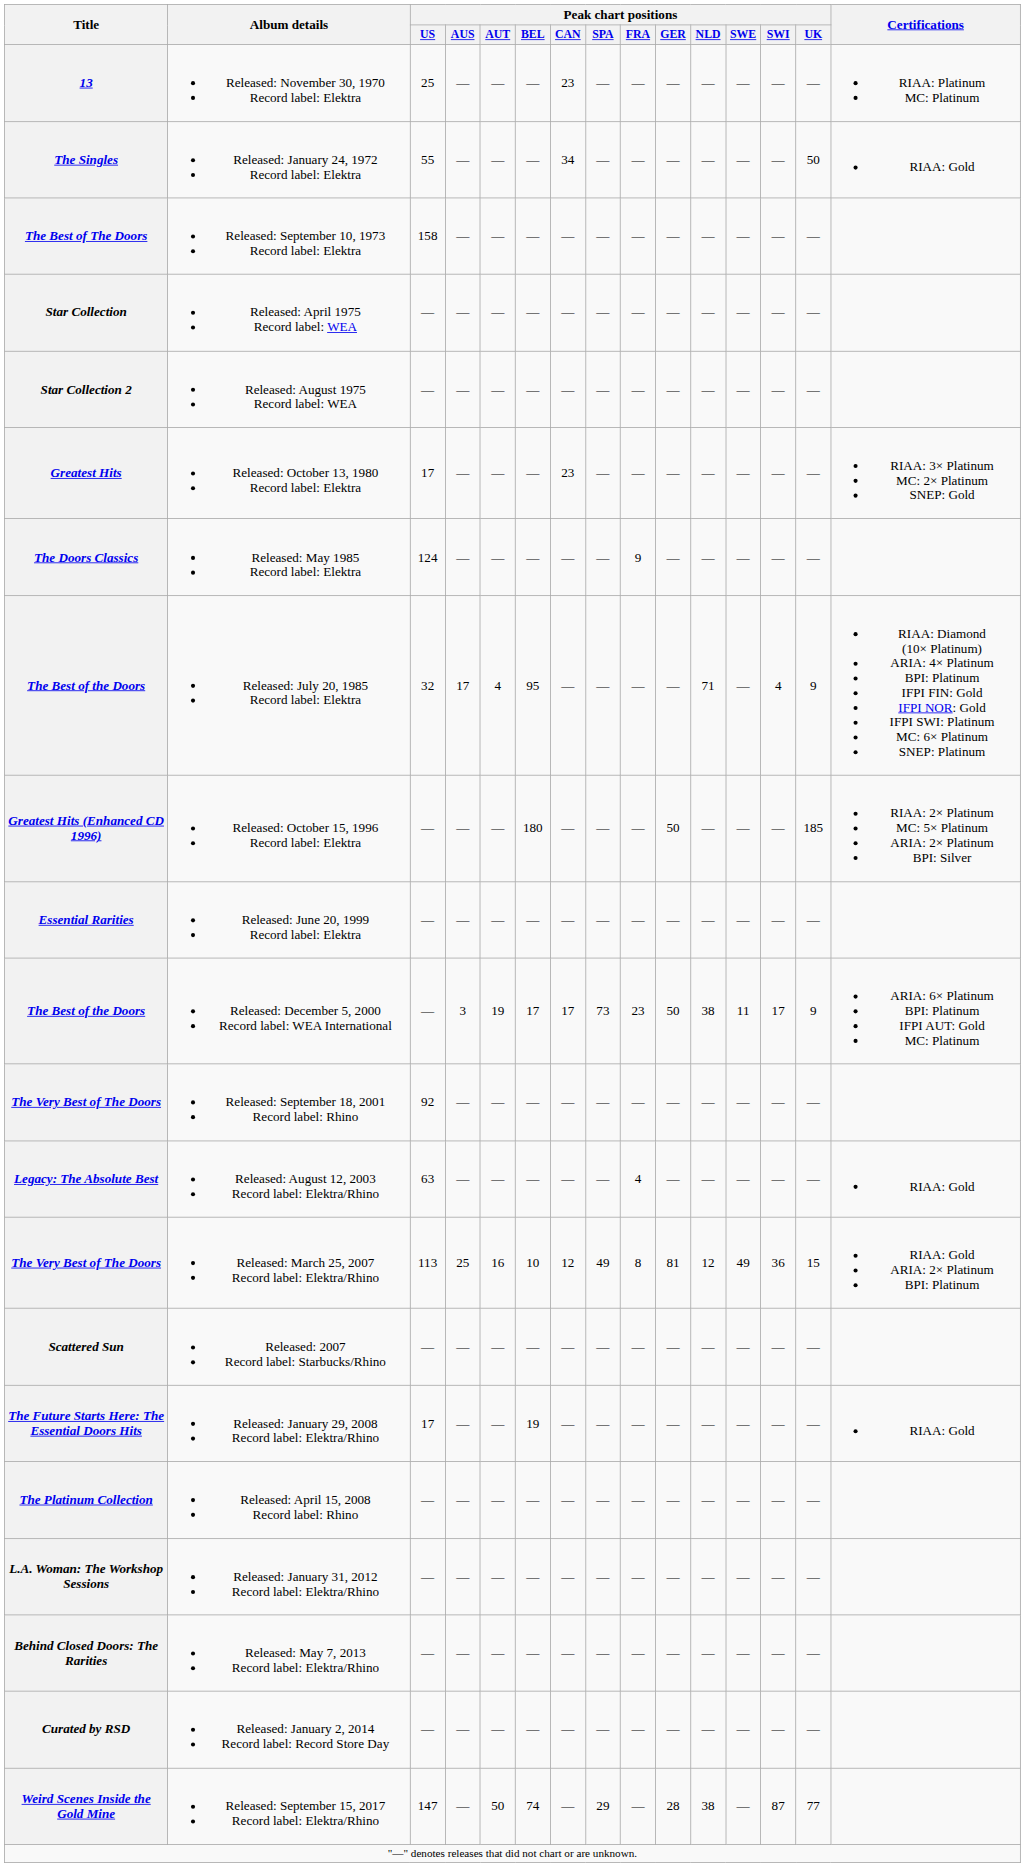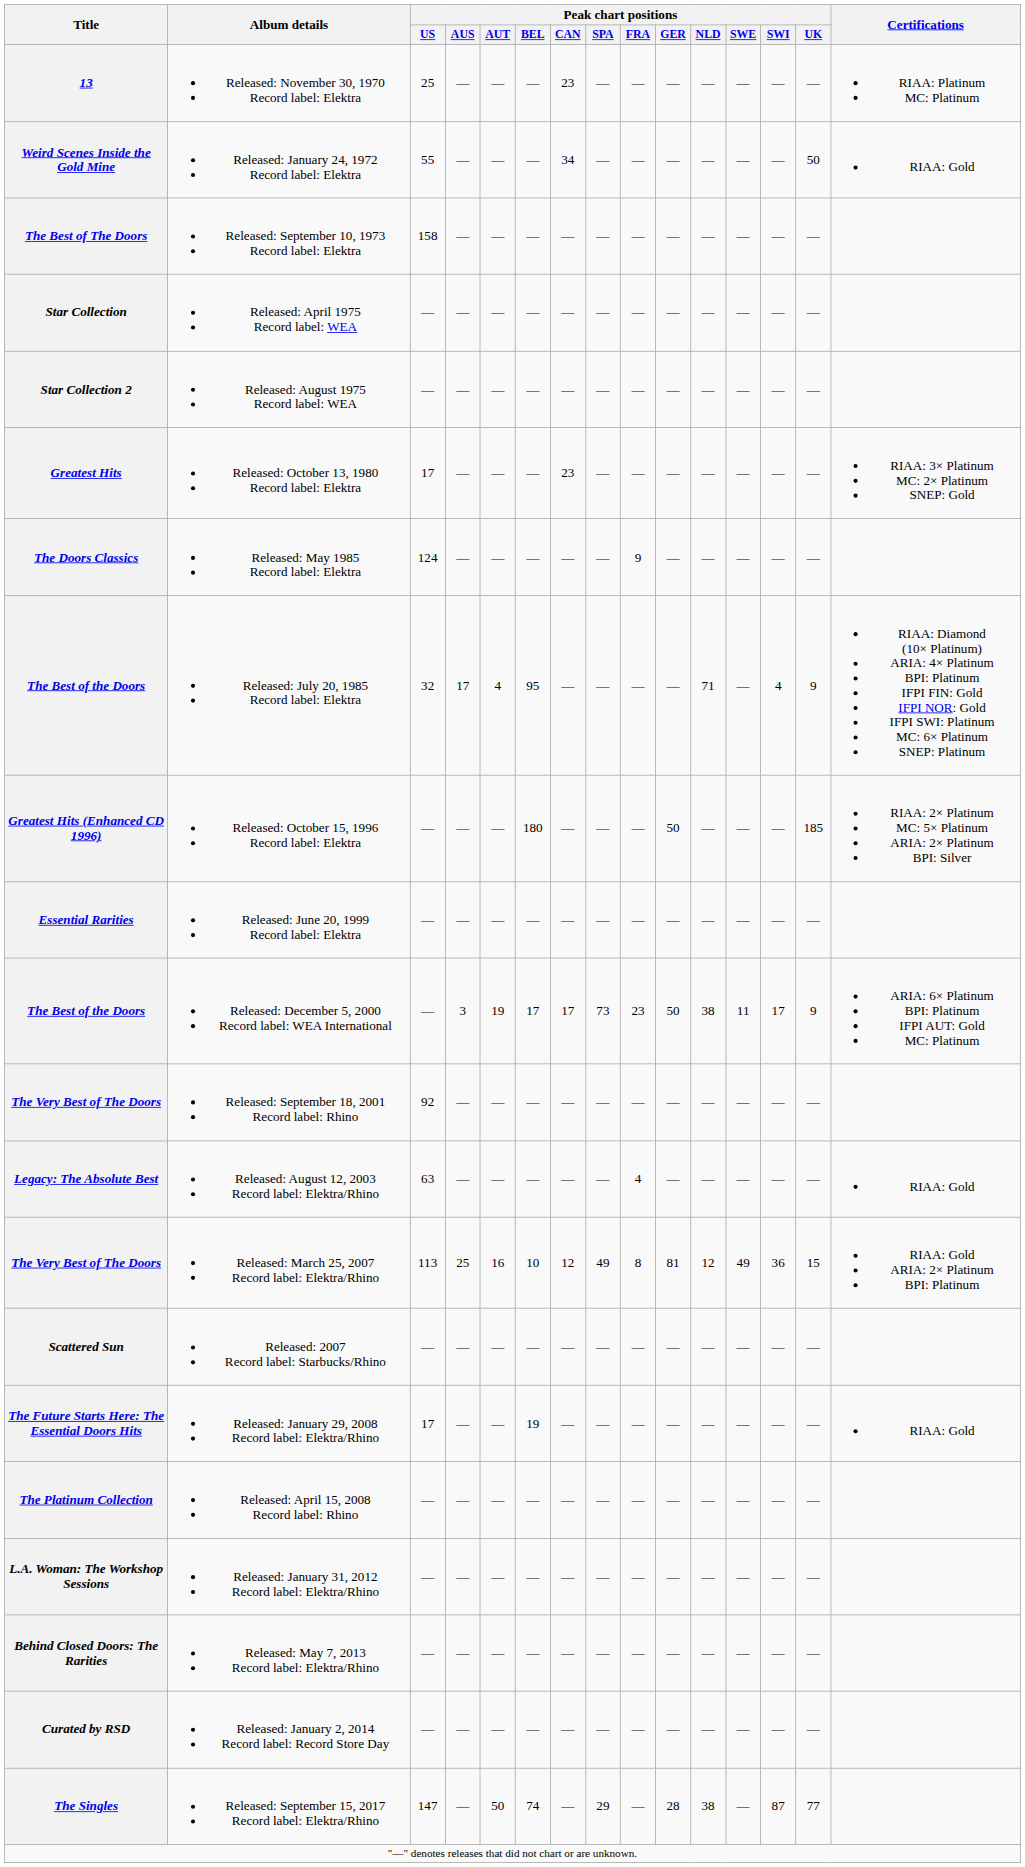(86, 159) The Singles -> (86, 159) Weird Scenes Inside the Gold Mine
(86, 1806) Weird Scenes Inside the Gold Mine -> (86, 1806) The Singles
